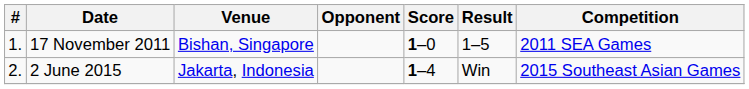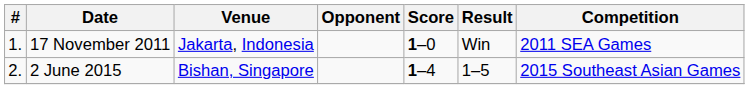(246, 44) Bishan, Singapore -> (246, 44) Jakarta, Indonesia
(476, 44) 1–5 -> (476, 44) Win
(246, 70) Jakarta, Indonesia -> (246, 70) Bishan, Singapore
(476, 70) Win -> (476, 70) 1–5
